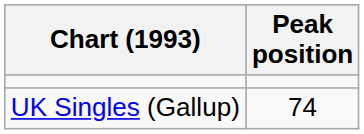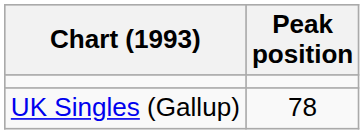(303, 107) 74 -> (303, 107) 78
